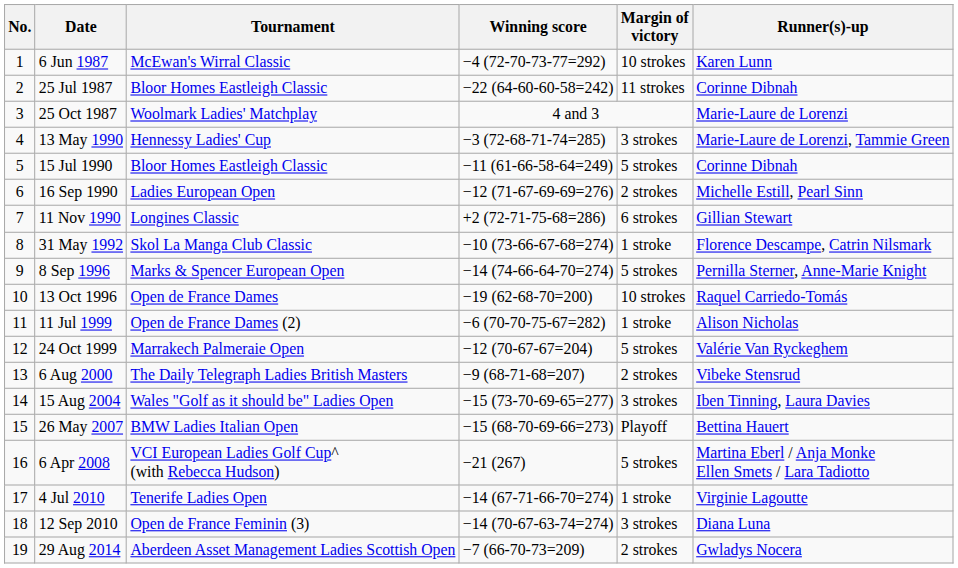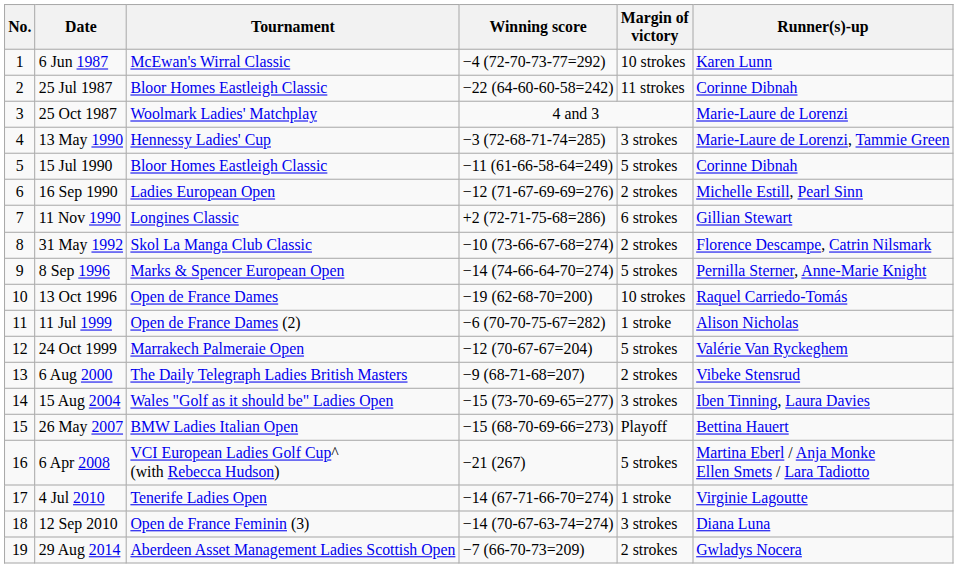(646, 244) 1 stroke -> (649, 244) 2 strokes
